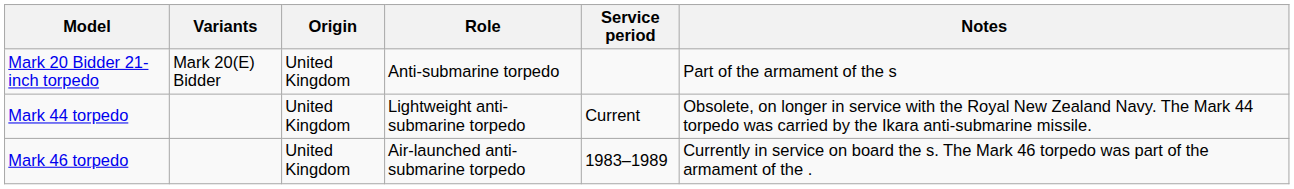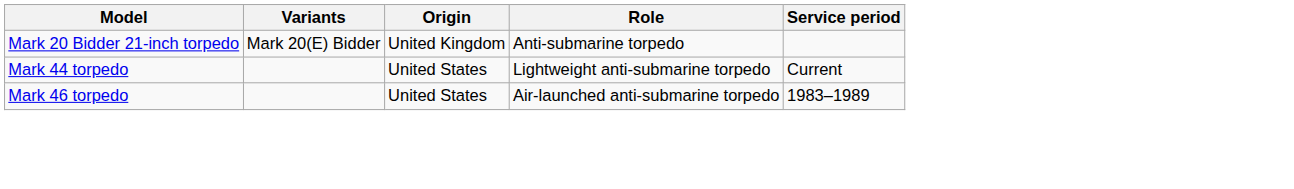- column: (984, 26)
(318, 116) United Kingdom -> (438, 69) United States
(318, 160) United Kingdom -> (438, 95) United States
